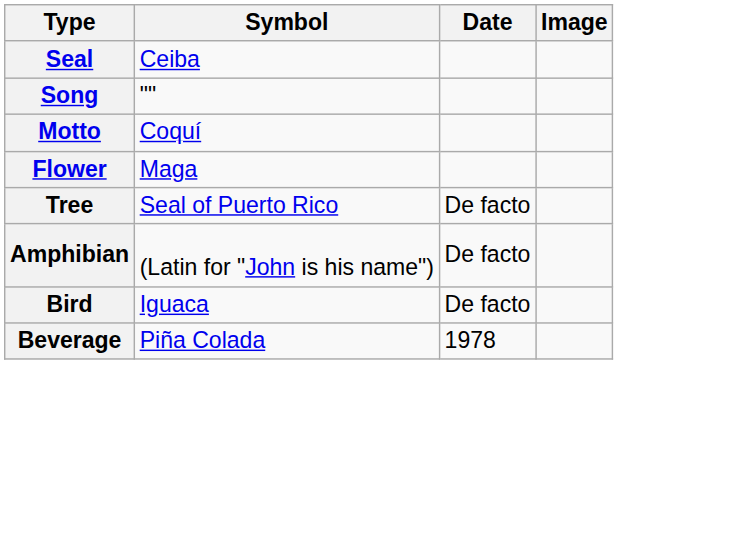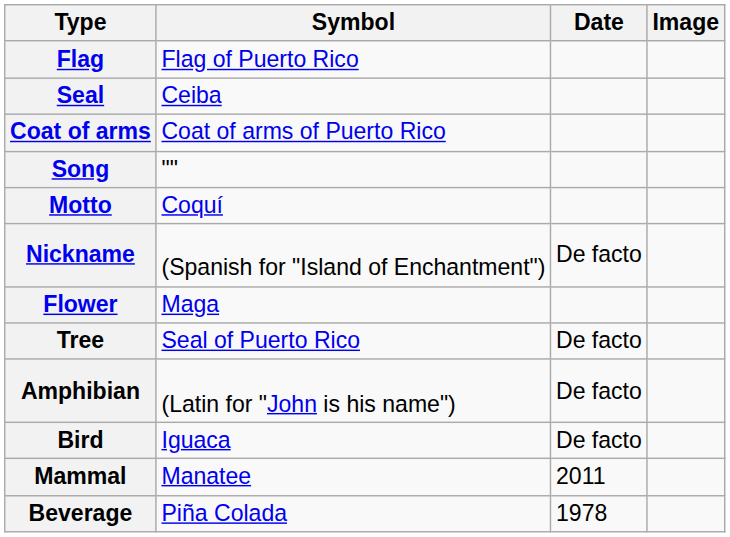+ row: (80, 59)
+ row: (80, 132)
+ row: (80, 254)
+ row: (80, 476)
